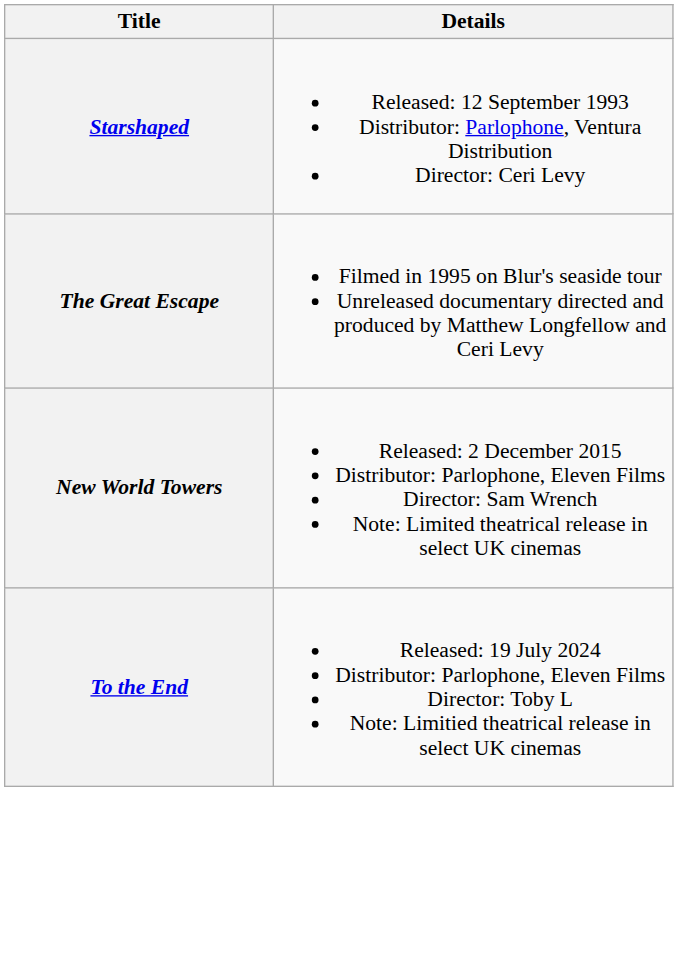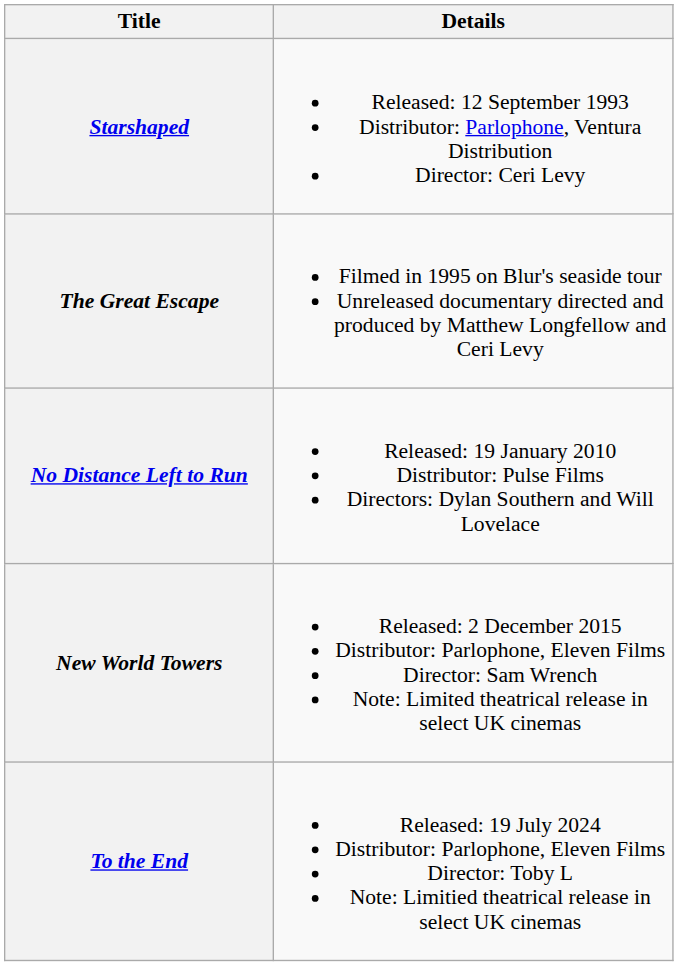+ row: (139, 475)
